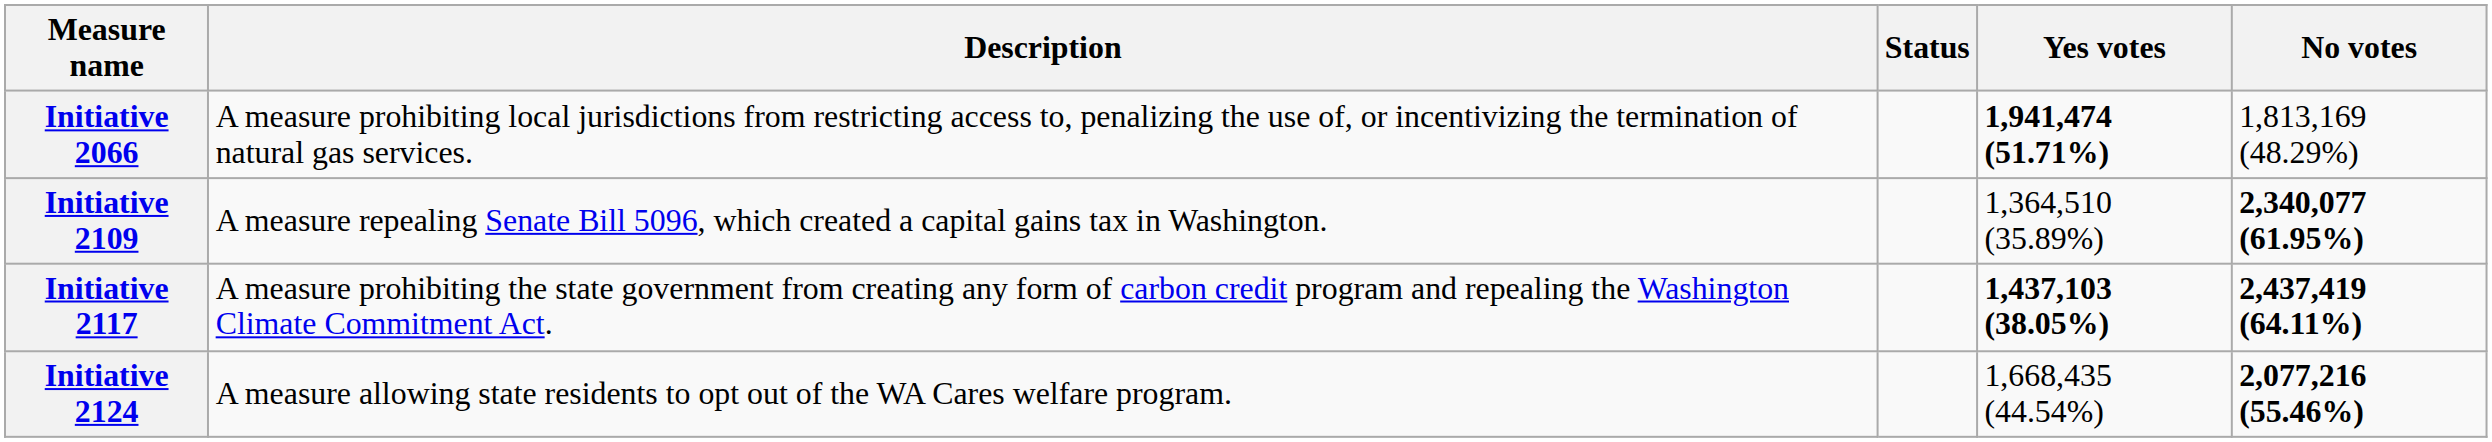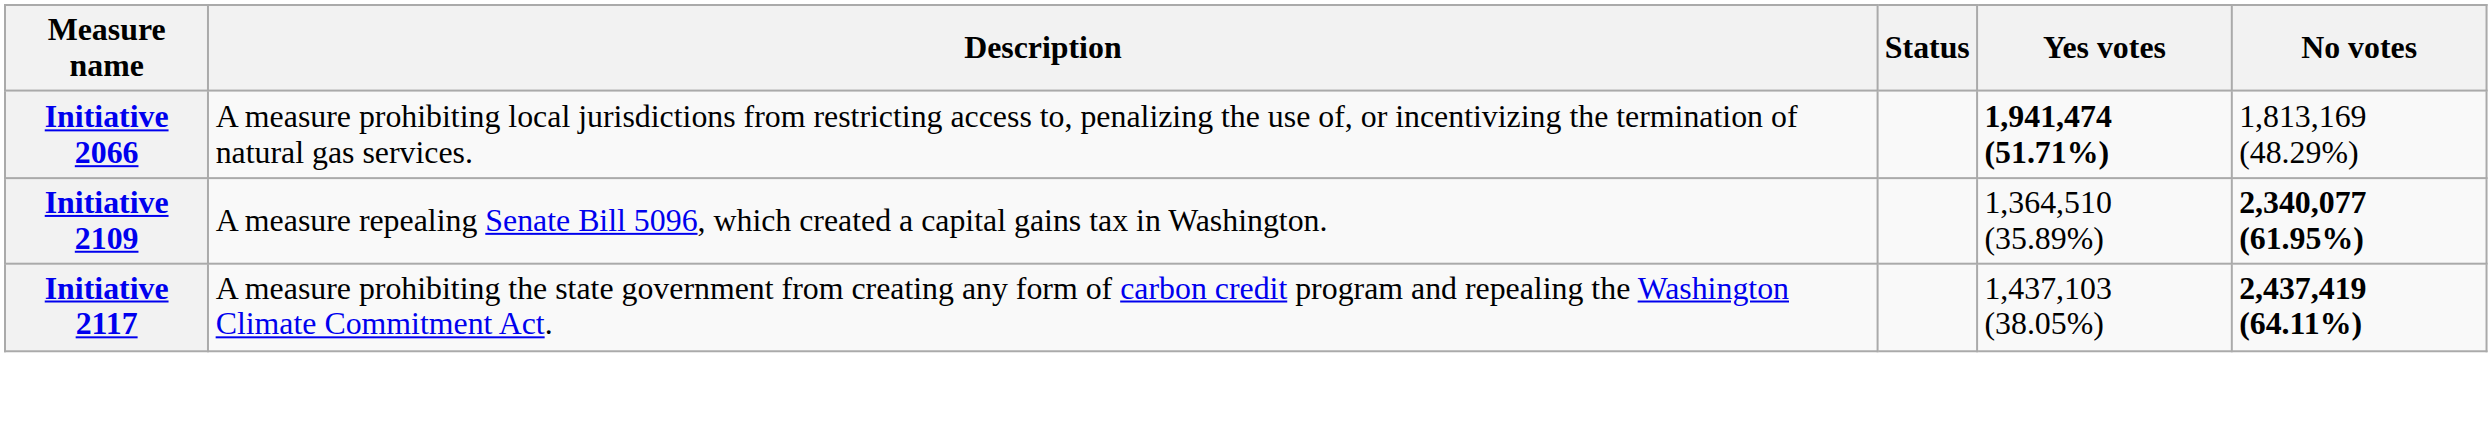(2048, 306) bold -> (2048, 306) normal
- row: (107, 392)
